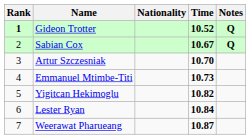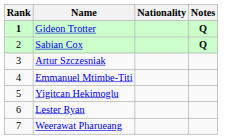- column: (202, 12)
